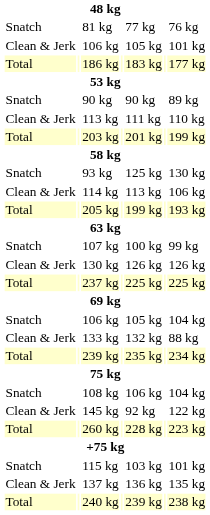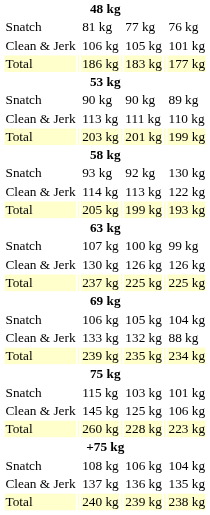(144, 173) 125 kg -> (140, 173) 92 kg
(187, 191) 106 kg -> (187, 191) 122 kg
rows swapped: (24, 465) <-> (24, 392)
(140, 410) 92 kg -> (144, 410) 125 kg
(187, 410) 122 kg -> (187, 410) 106 kg
